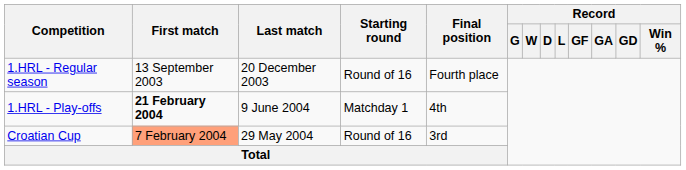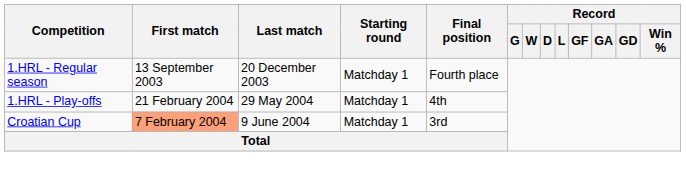(378, 75) Round of 16 -> (376, 75) Matchday 1
(170, 108) bold -> (184, 101) normal
(275, 108) 9 June 2004 -> (277, 101) 29 May 2004
(277, 135) 29 May 2004 -> (275, 121) 9 June 2004
(378, 135) Round of 16 -> (376, 121) Matchday 1
